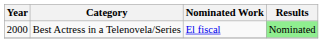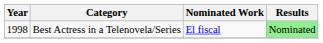(17, 29) 2000 -> (17, 29) 1998
